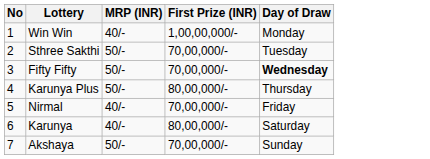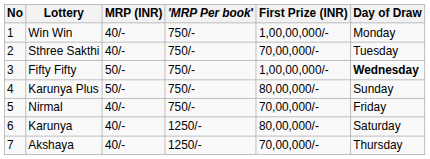+ column: (211, 13)
(115, 51) 50/- -> (115, 51) 40/-
(198, 70) 70,00,000/- -> (294, 70) 1,00,00,000/-
(287, 88) Thursday -> (373, 88) Sunday
(115, 145) 50/- -> (115, 145) 40/-
(282, 145) Sunday -> (378, 145) Thursday
